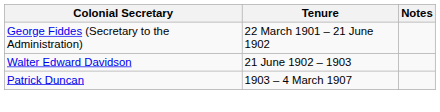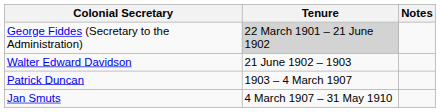(309, 37) no background -> (309, 37) lightgrey background
+ row: (34, 98)
